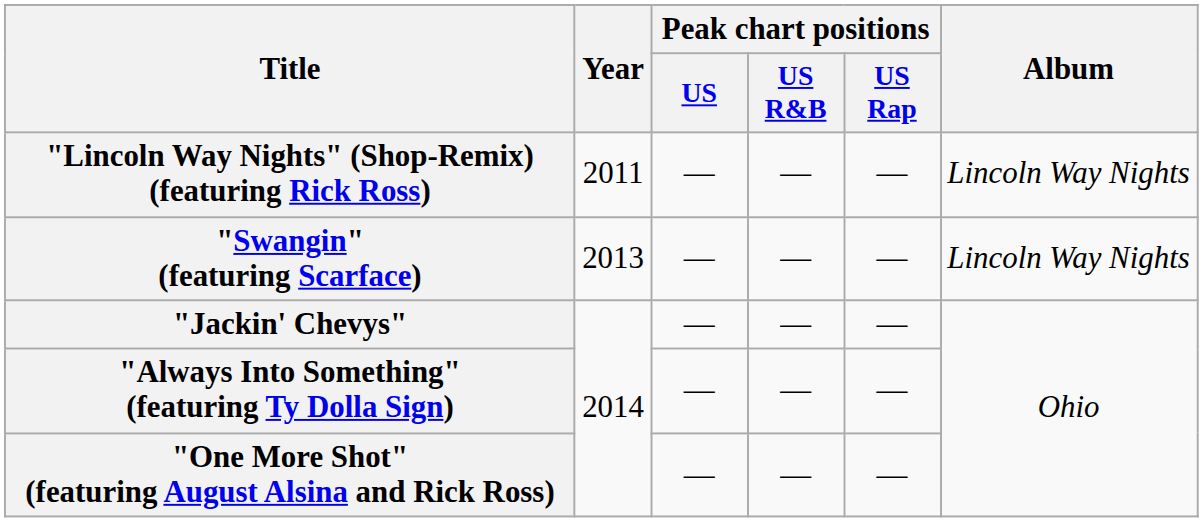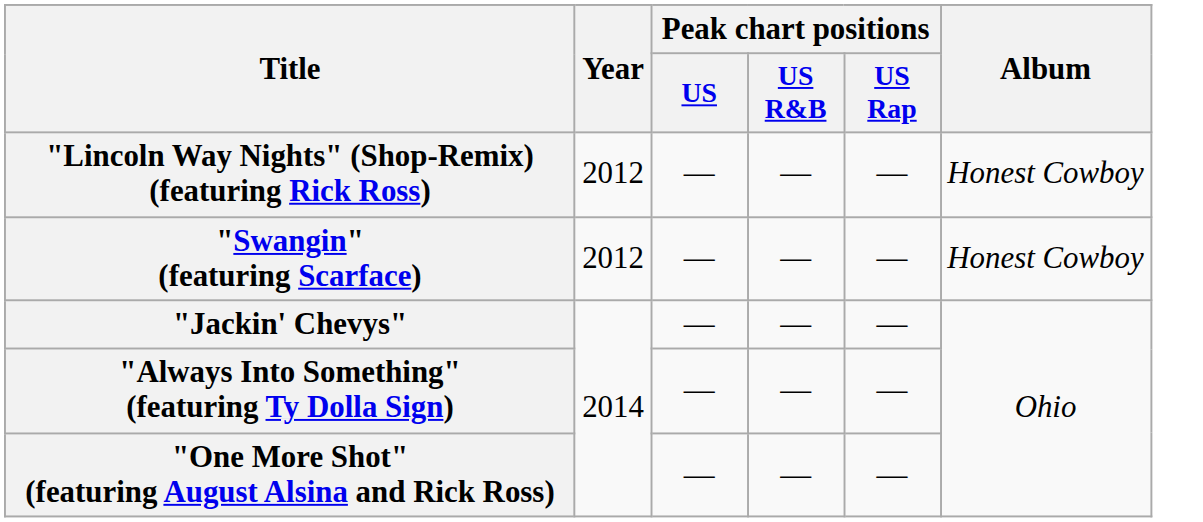(613, 173) 2011 -> (613, 173) 2012
(1069, 173) Lincoln Way Nights -> (1046, 173) Honest Cowboy
(613, 257) 2013 -> (613, 257) 2012
(1069, 257) Lincoln Way Nights -> (1046, 257) Honest Cowboy
